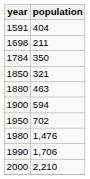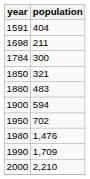(41, 58) 350 -> (41, 58) 300
(41, 89) 463 -> (41, 89) 483
(45, 151) 1,706 -> (45, 151) 1,709
